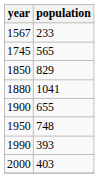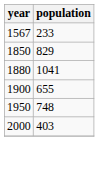- row: (19, 51)
- row: (19, 145)
